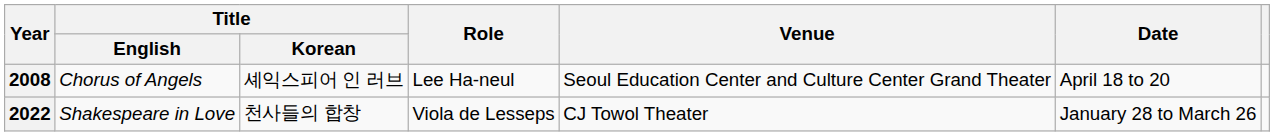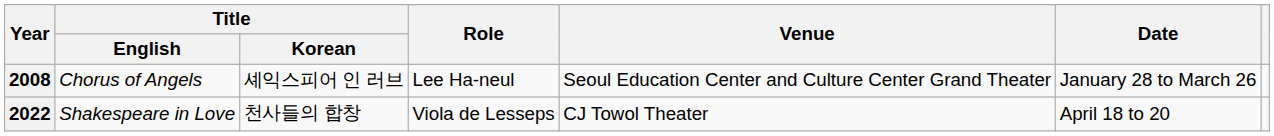(1115, 80) April 18 to 20 -> (1158, 80) January 28 to March 26
(1158, 113) January 28 to March 26 -> (1115, 113) April 18 to 20
